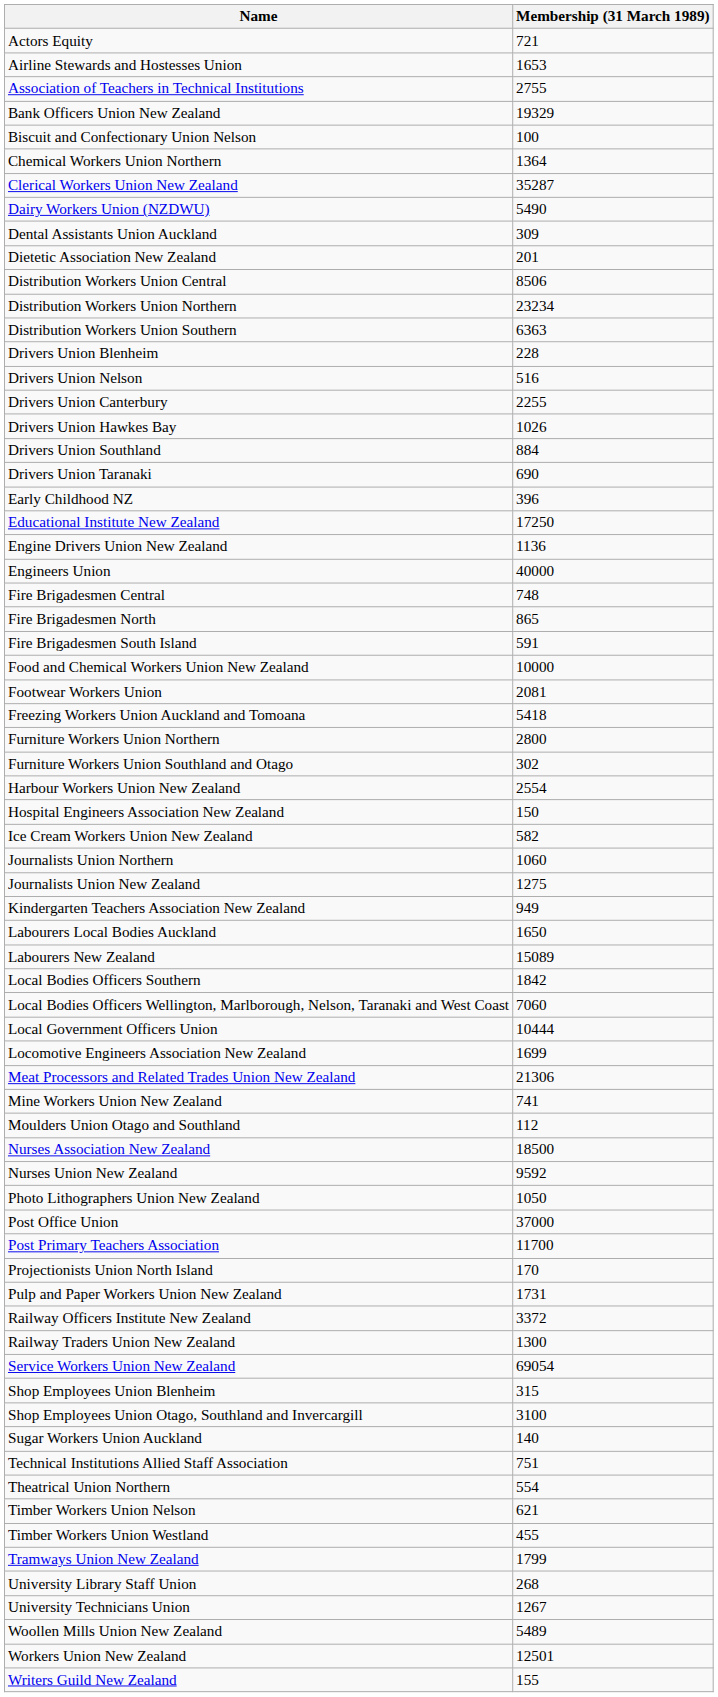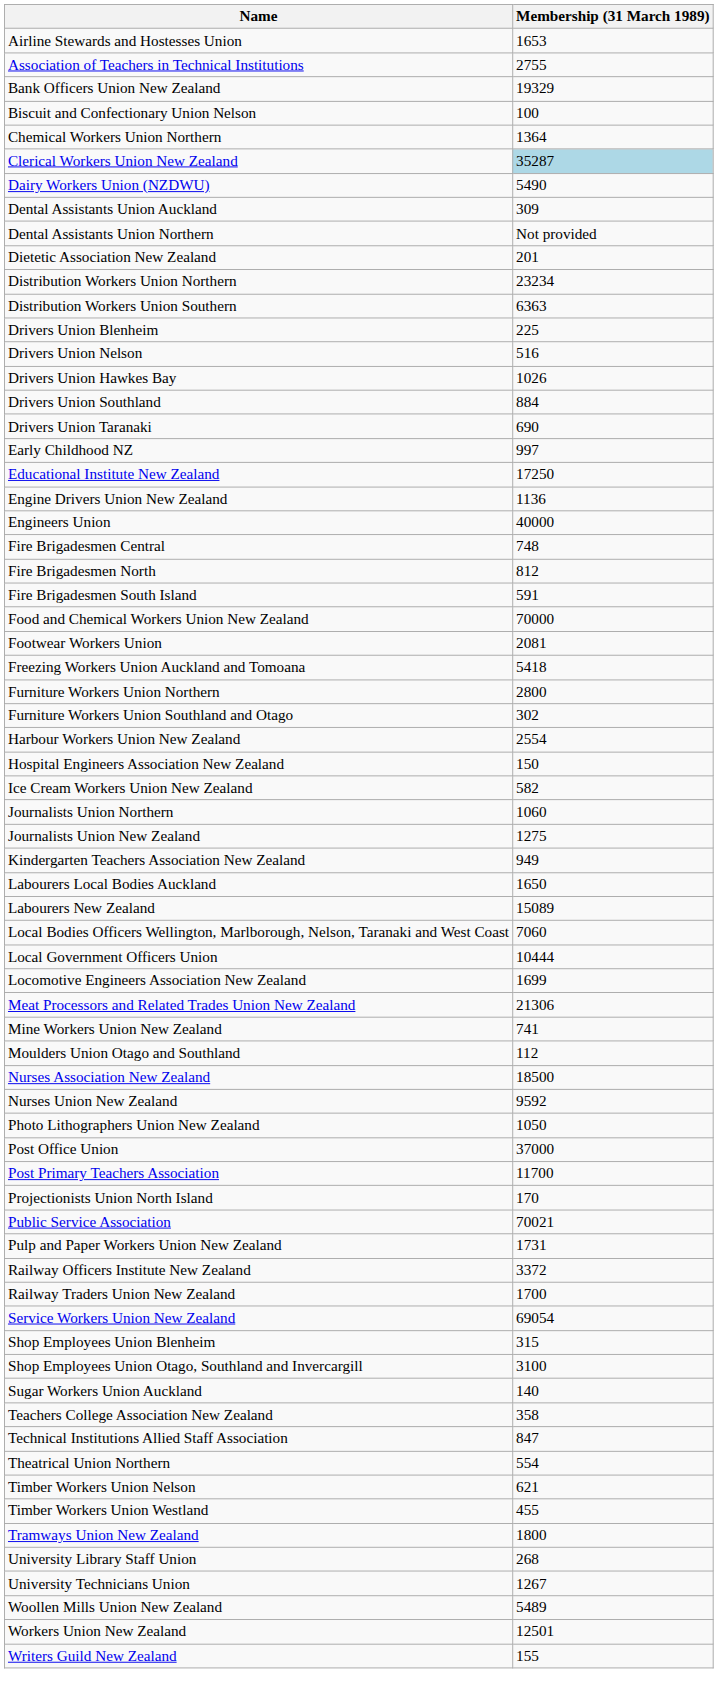- row: (50, 40)
(535, 185) no background -> (535, 161) lightblue background
+ row: (111, 233)
- row: (117, 281)
(527, 354) 228 -> (527, 329) 225
- row: (88, 402)
(527, 498) 396 -> (527, 450) 997
(527, 619) 865 -> (527, 570) 812
(535, 667) 10000 -> (535, 619) 70000
- row: (104, 980)
+ row: (89, 1221)
(531, 1342) 1300 -> (531, 1294) 1700
+ row: (140, 1414)
(527, 1462) 751 -> (527, 1438) 847
(531, 1559) 1799 -> (531, 1535) 1800
